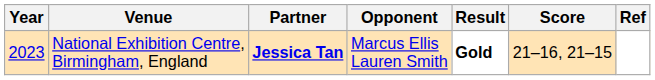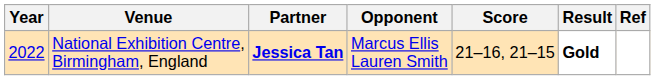columns swapped: (562, 18) <-> (480, 18)
(26, 53) 2023 -> (26, 53) 2022
